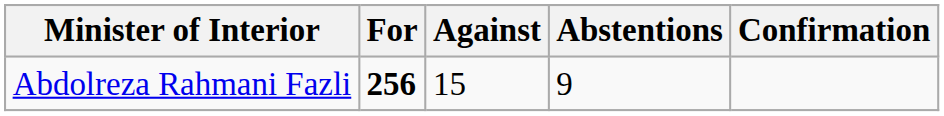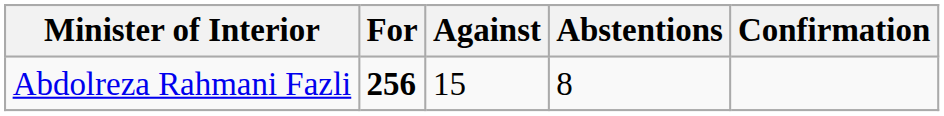(564, 82) 9 -> (564, 82) 8
